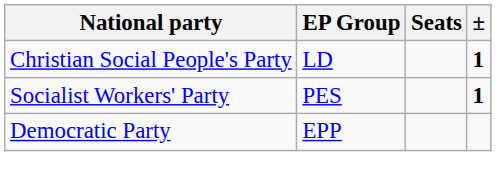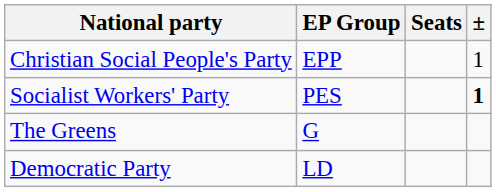(318, 58) LD -> (322, 58) EPP
(478, 58) bold -> (478, 58) normal
+ row: (63, 131)
(322, 131) EPP -> (318, 167) LD
